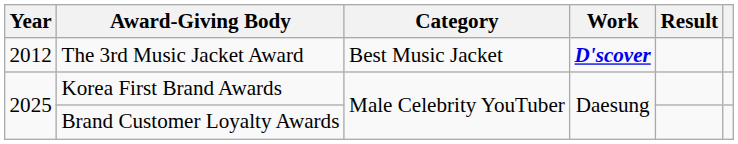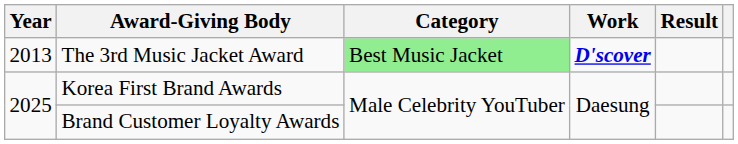(31, 54) 2012 -> (31, 54) 2013
(426, 54) no background -> (426, 54) lightgreen background
